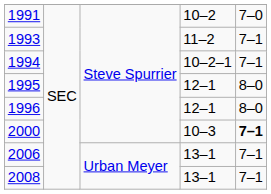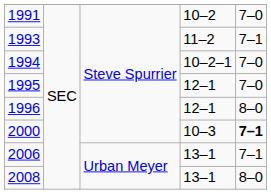(251, 62) 7–1 -> (251, 62) 7–0
(251, 85) 8–0 -> (251, 85) 7–0
(251, 177) 7–1 -> (251, 177) 8–0
